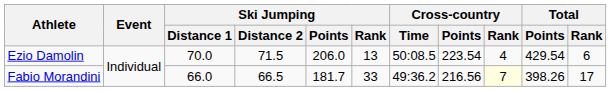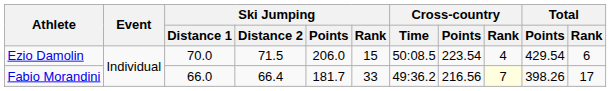(370, 56) 13 -> (370, 56) 15
(271, 77) 66.5 -> (271, 77) 66.4
